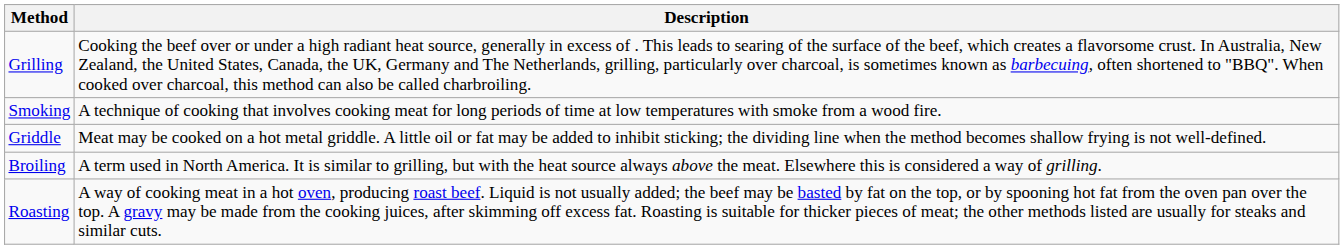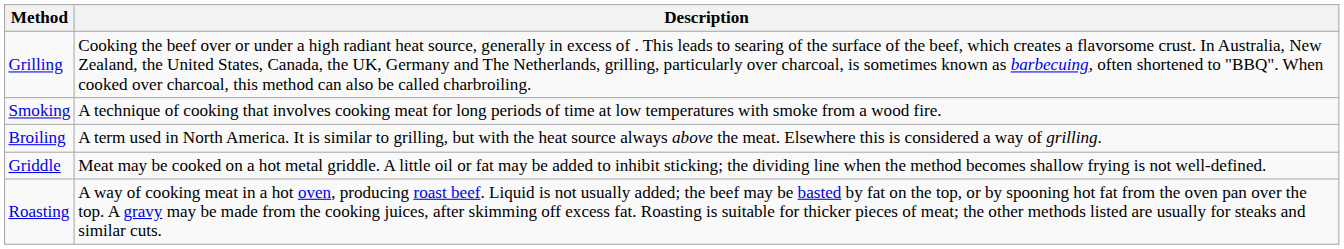rows swapped: (37, 165) <-> (35, 138)
